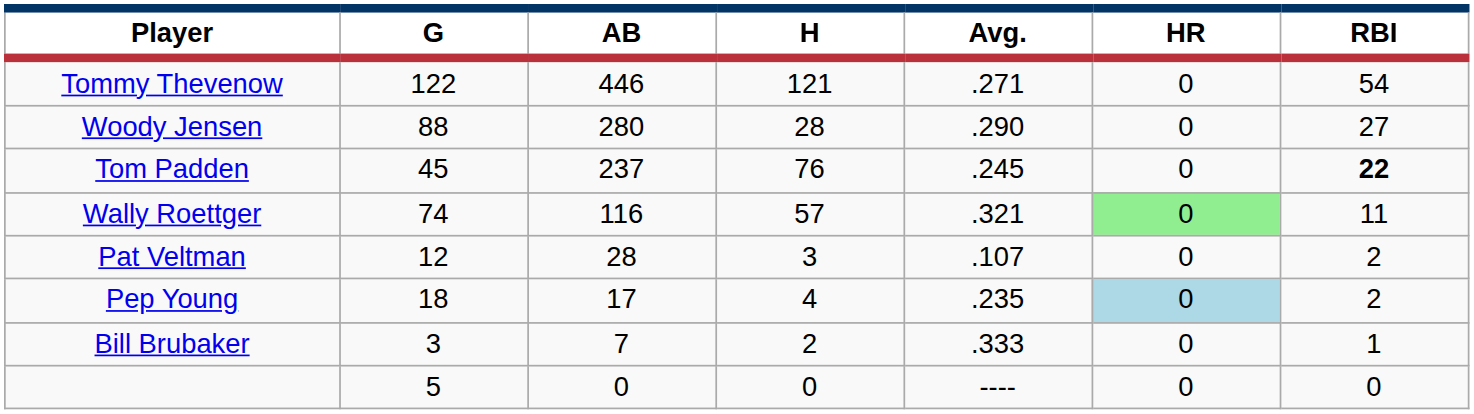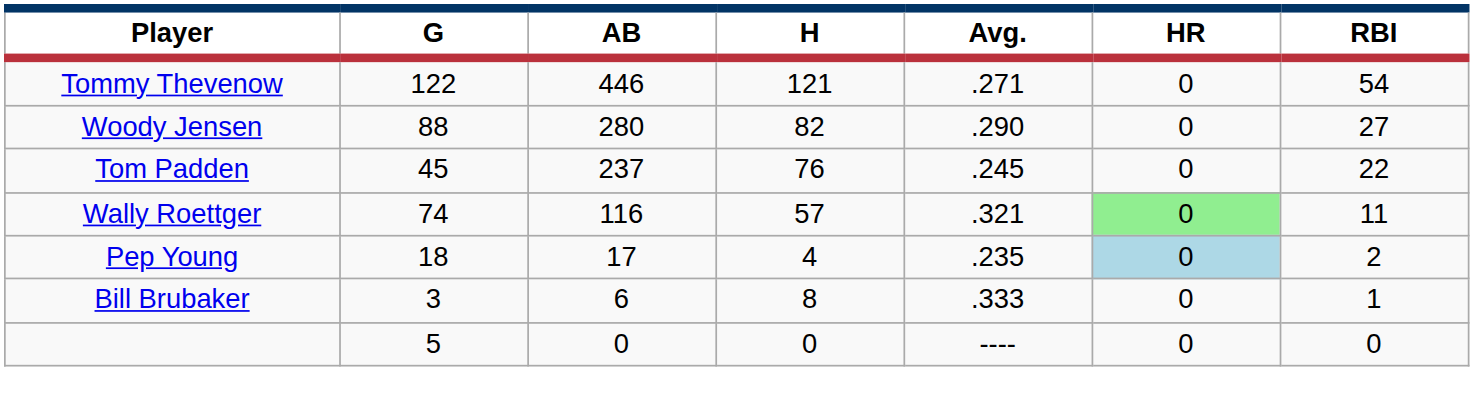(810, 126) 28 -> (810, 126) 82
(1374, 170) bold -> (1374, 170) normal
- row: (172, 256)
(621, 343) 7 -> (621, 300) 6
(810, 343) 2 -> (810, 300) 8
